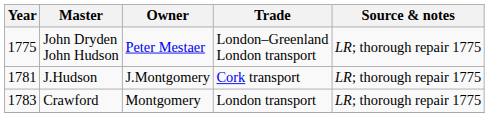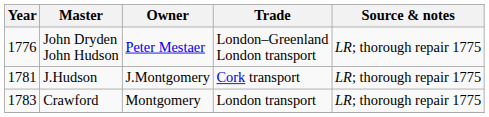(22, 46) 1775 -> (22, 46) 1776
